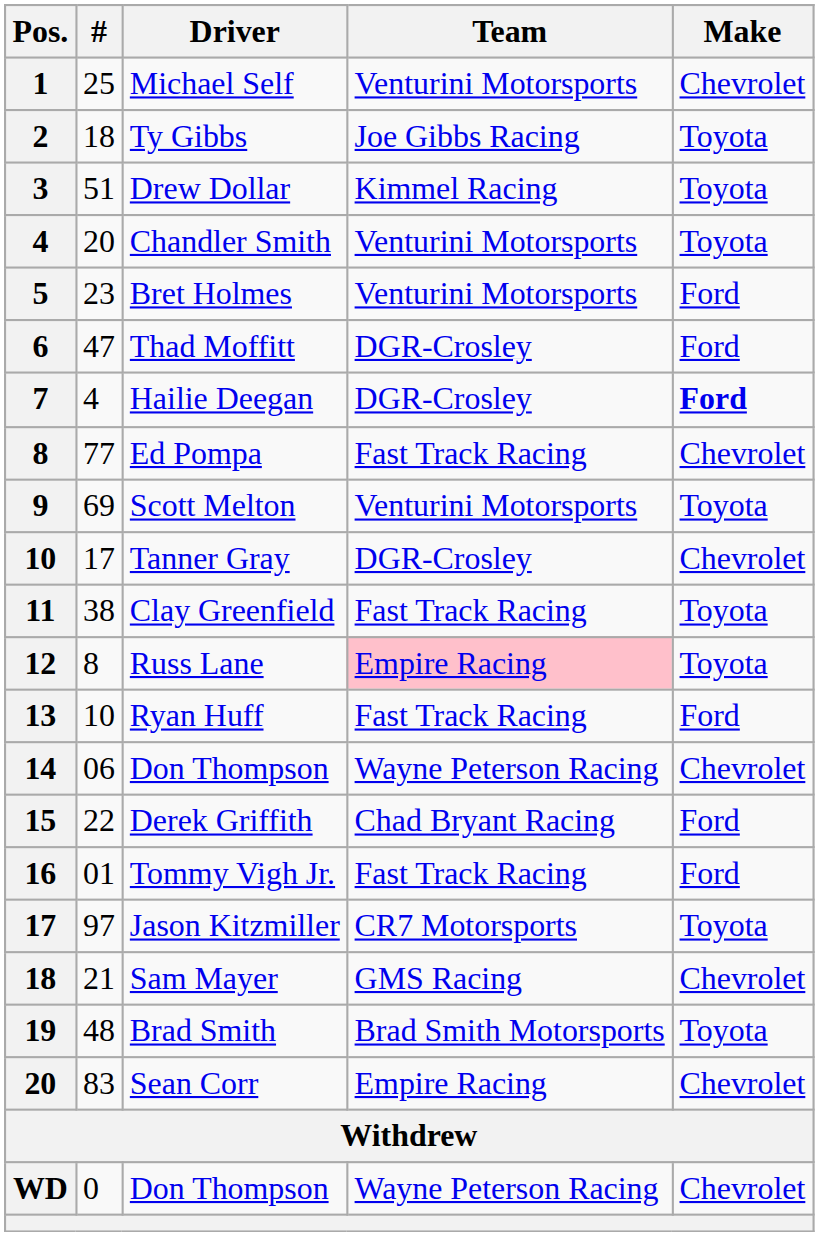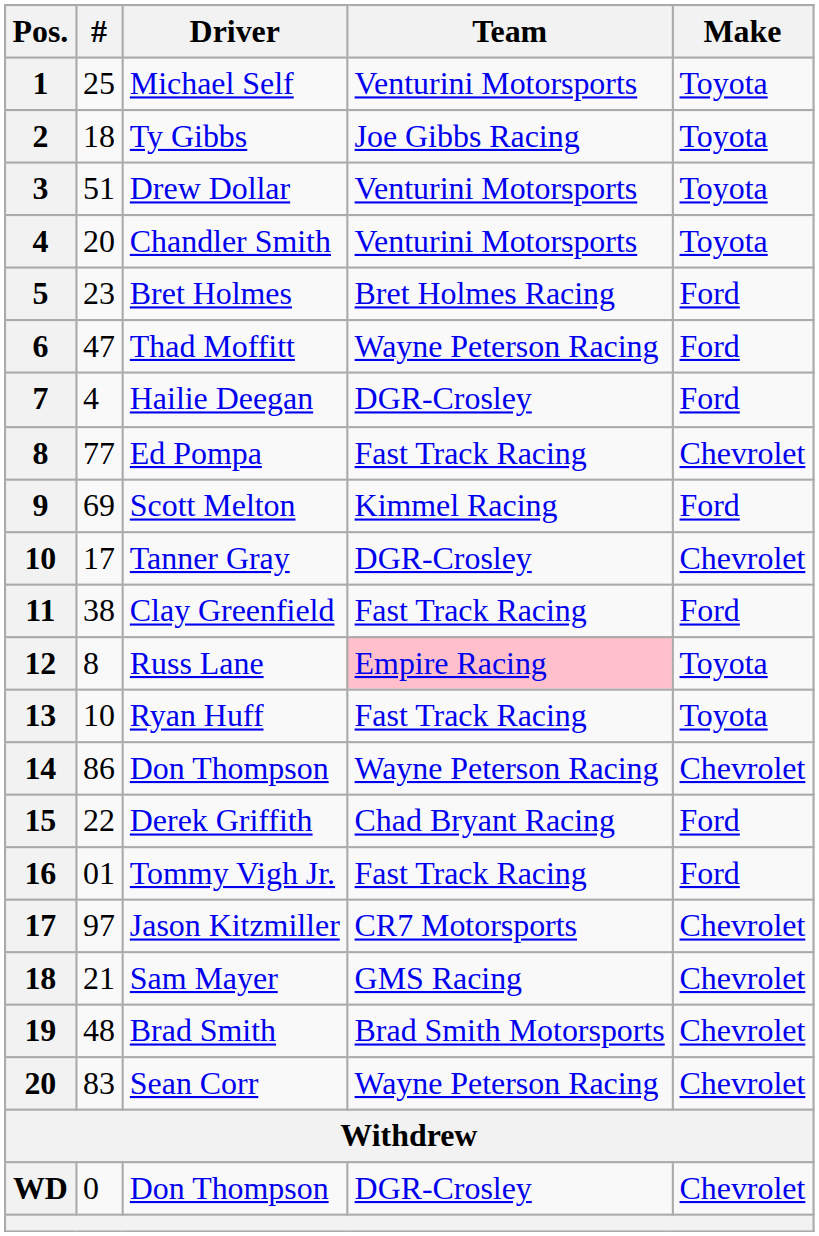(742, 83) Chevrolet -> (724, 83) Toyota
(456, 188) Kimmel Racing -> (496, 188) Venturini Motorsports
(496, 294) Venturini Motorsports -> (485, 294) Bret Holmes Racing
(443, 346) DGR-Crosley -> (507, 346) Wayne Peterson Racing
(713, 399) bold -> (710, 399) normal
(496, 504) Venturini Motorsports -> (456, 504) Kimmel Racing
(724, 504) Toyota -> (710, 504) Ford
(724, 609) Toyota -> (710, 609) Ford
(710, 715) Ford -> (724, 715) Toyota
(99, 767) 06 -> (99, 767) 86
(724, 925) Toyota -> (742, 925) Chevrolet
(724, 1030) Toyota -> (742, 1030) Chevrolet
(451, 1083) Empire Racing -> (507, 1083) Wayne Peterson Racing
(507, 1188) Wayne Peterson Racing -> (443, 1188) DGR-Crosley
